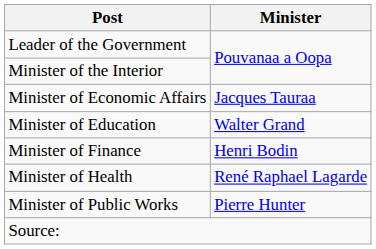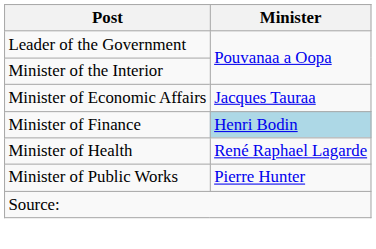- row: (82, 124)
(256, 151) no background -> (256, 124) lightblue background
